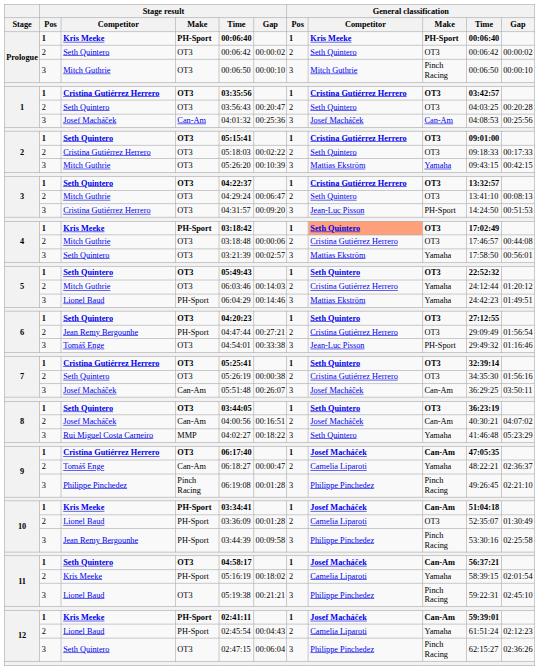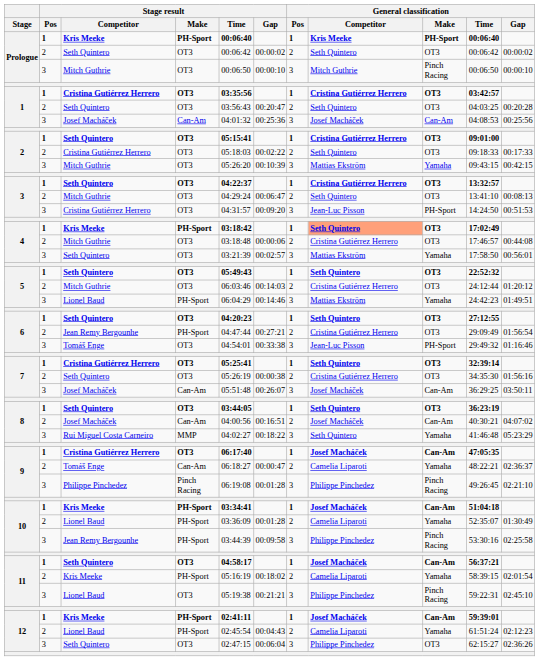(438, 286) Yamaha -> (432, 286) OT3
(432, 521) OT3 -> (438, 521) Yamaha
(436, 649) Pinch Racing -> (432, 644) OT3
